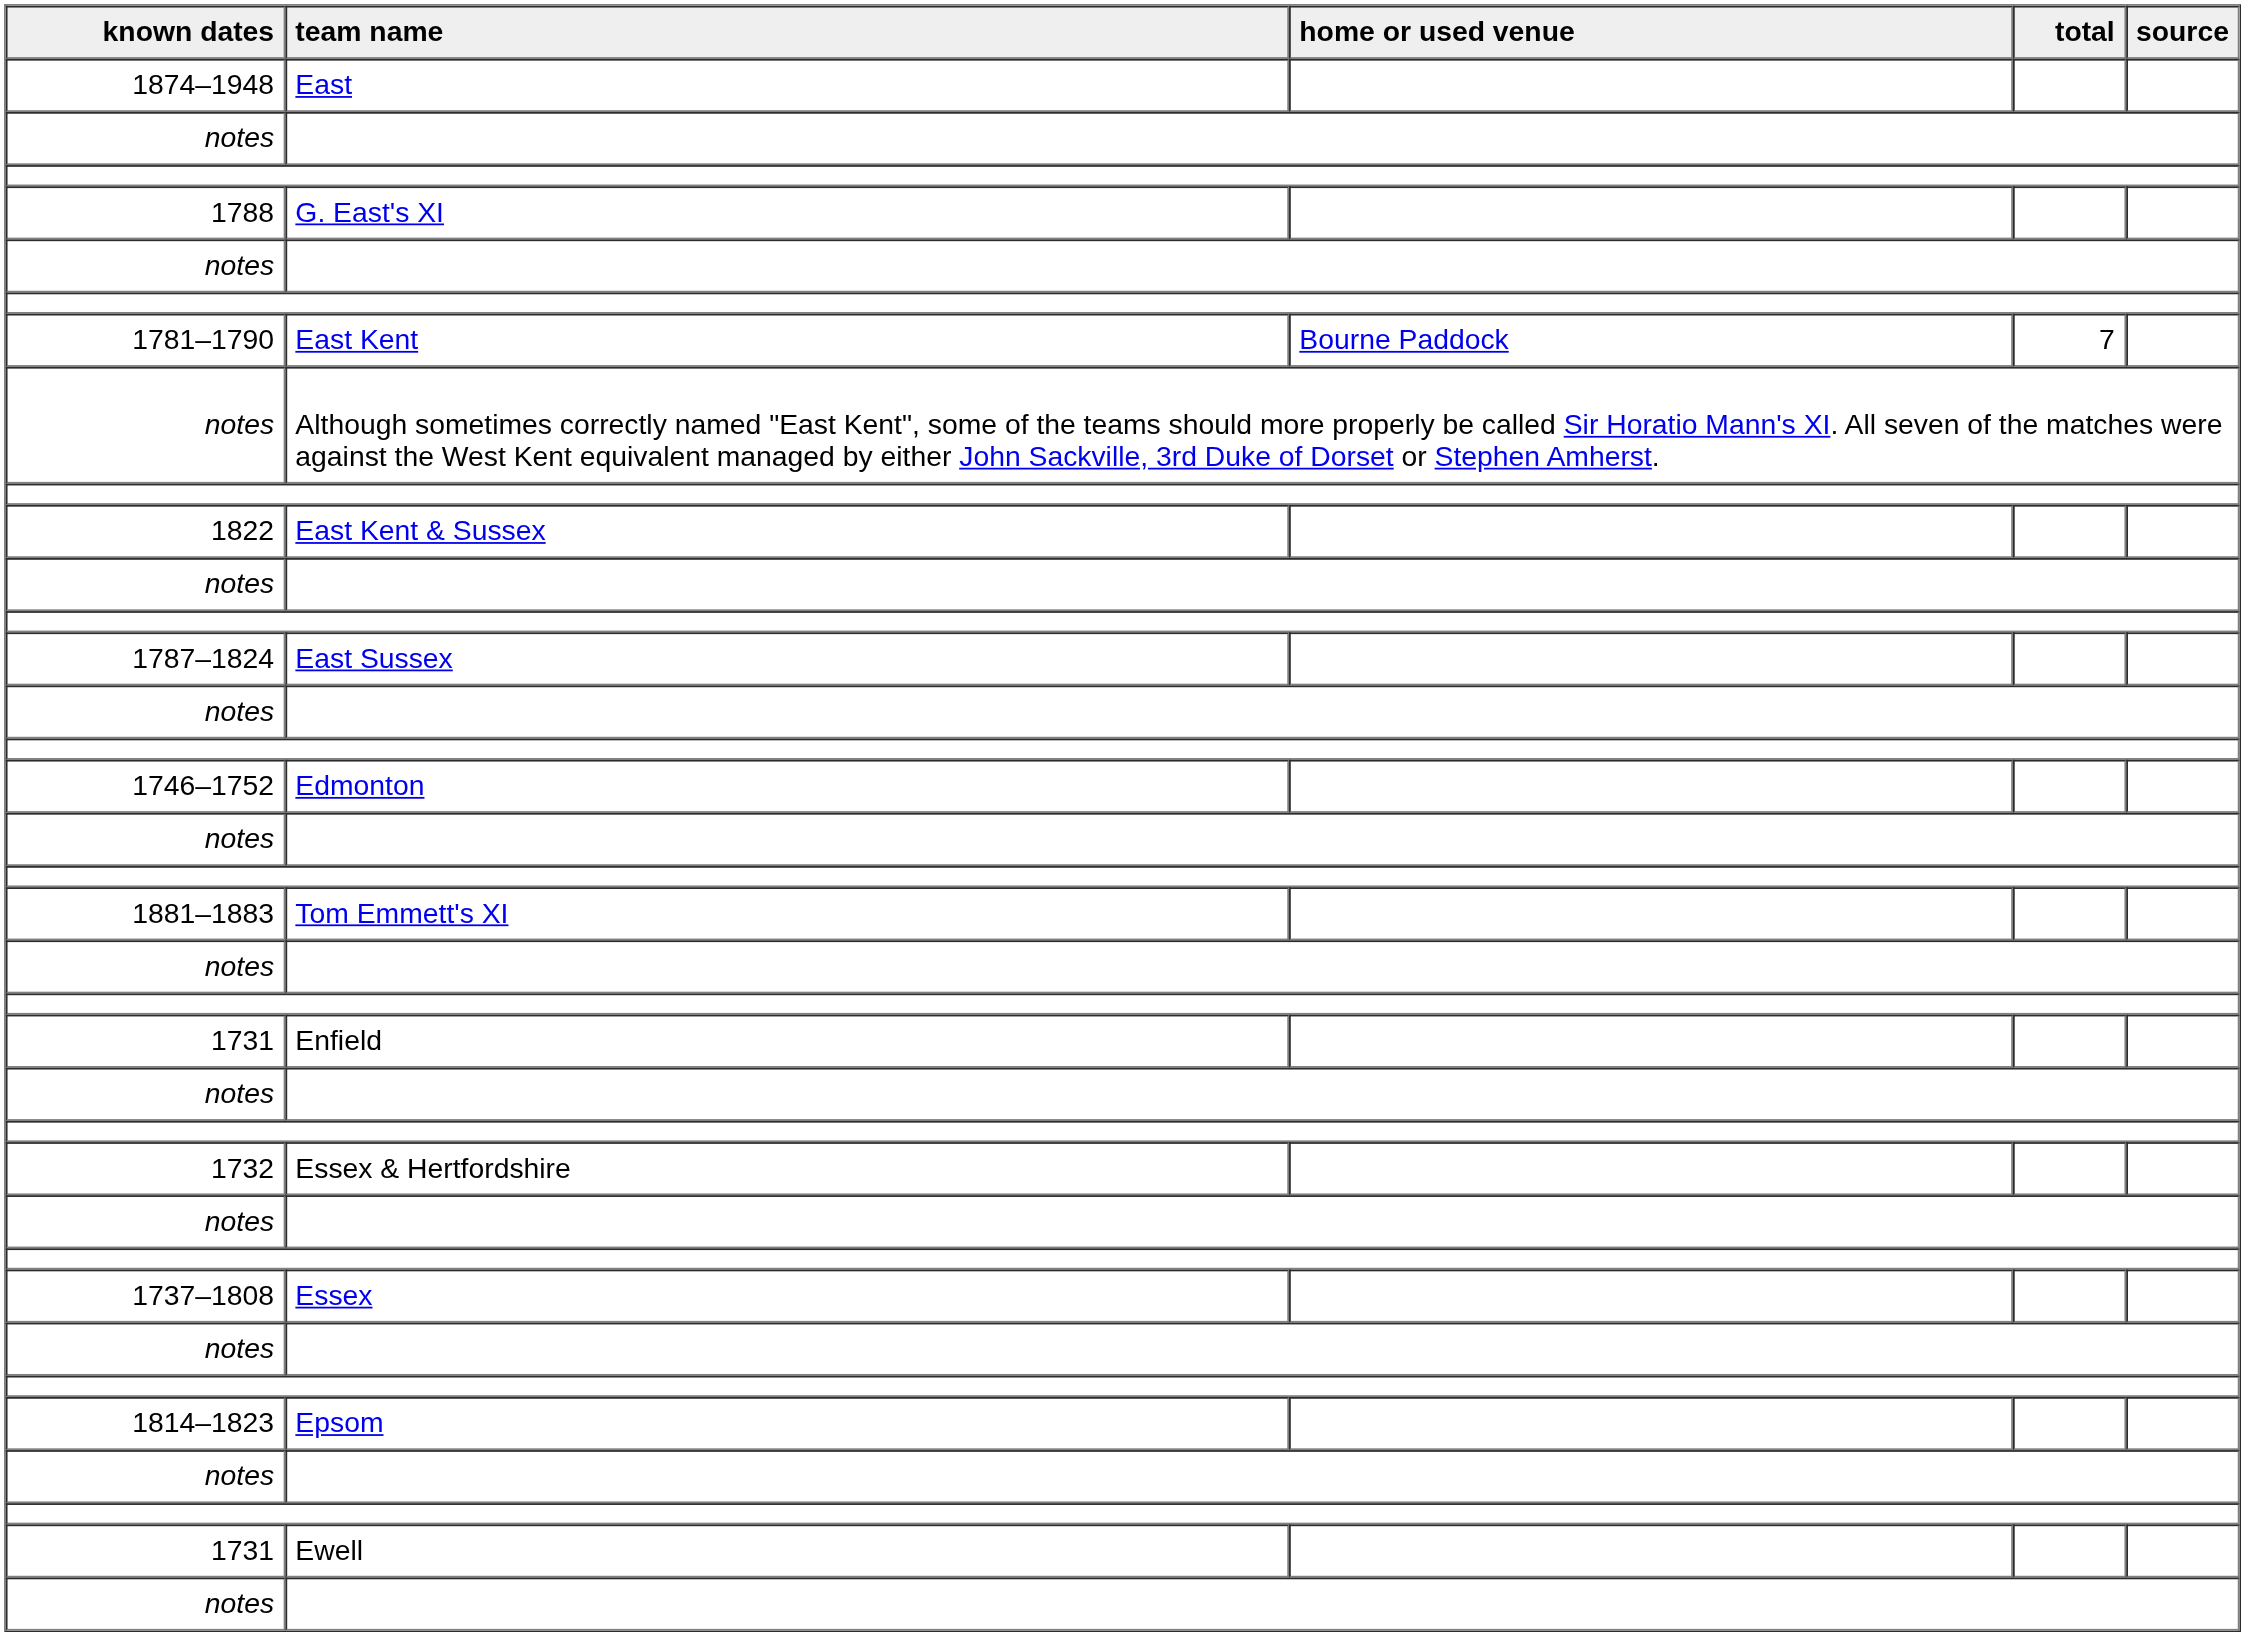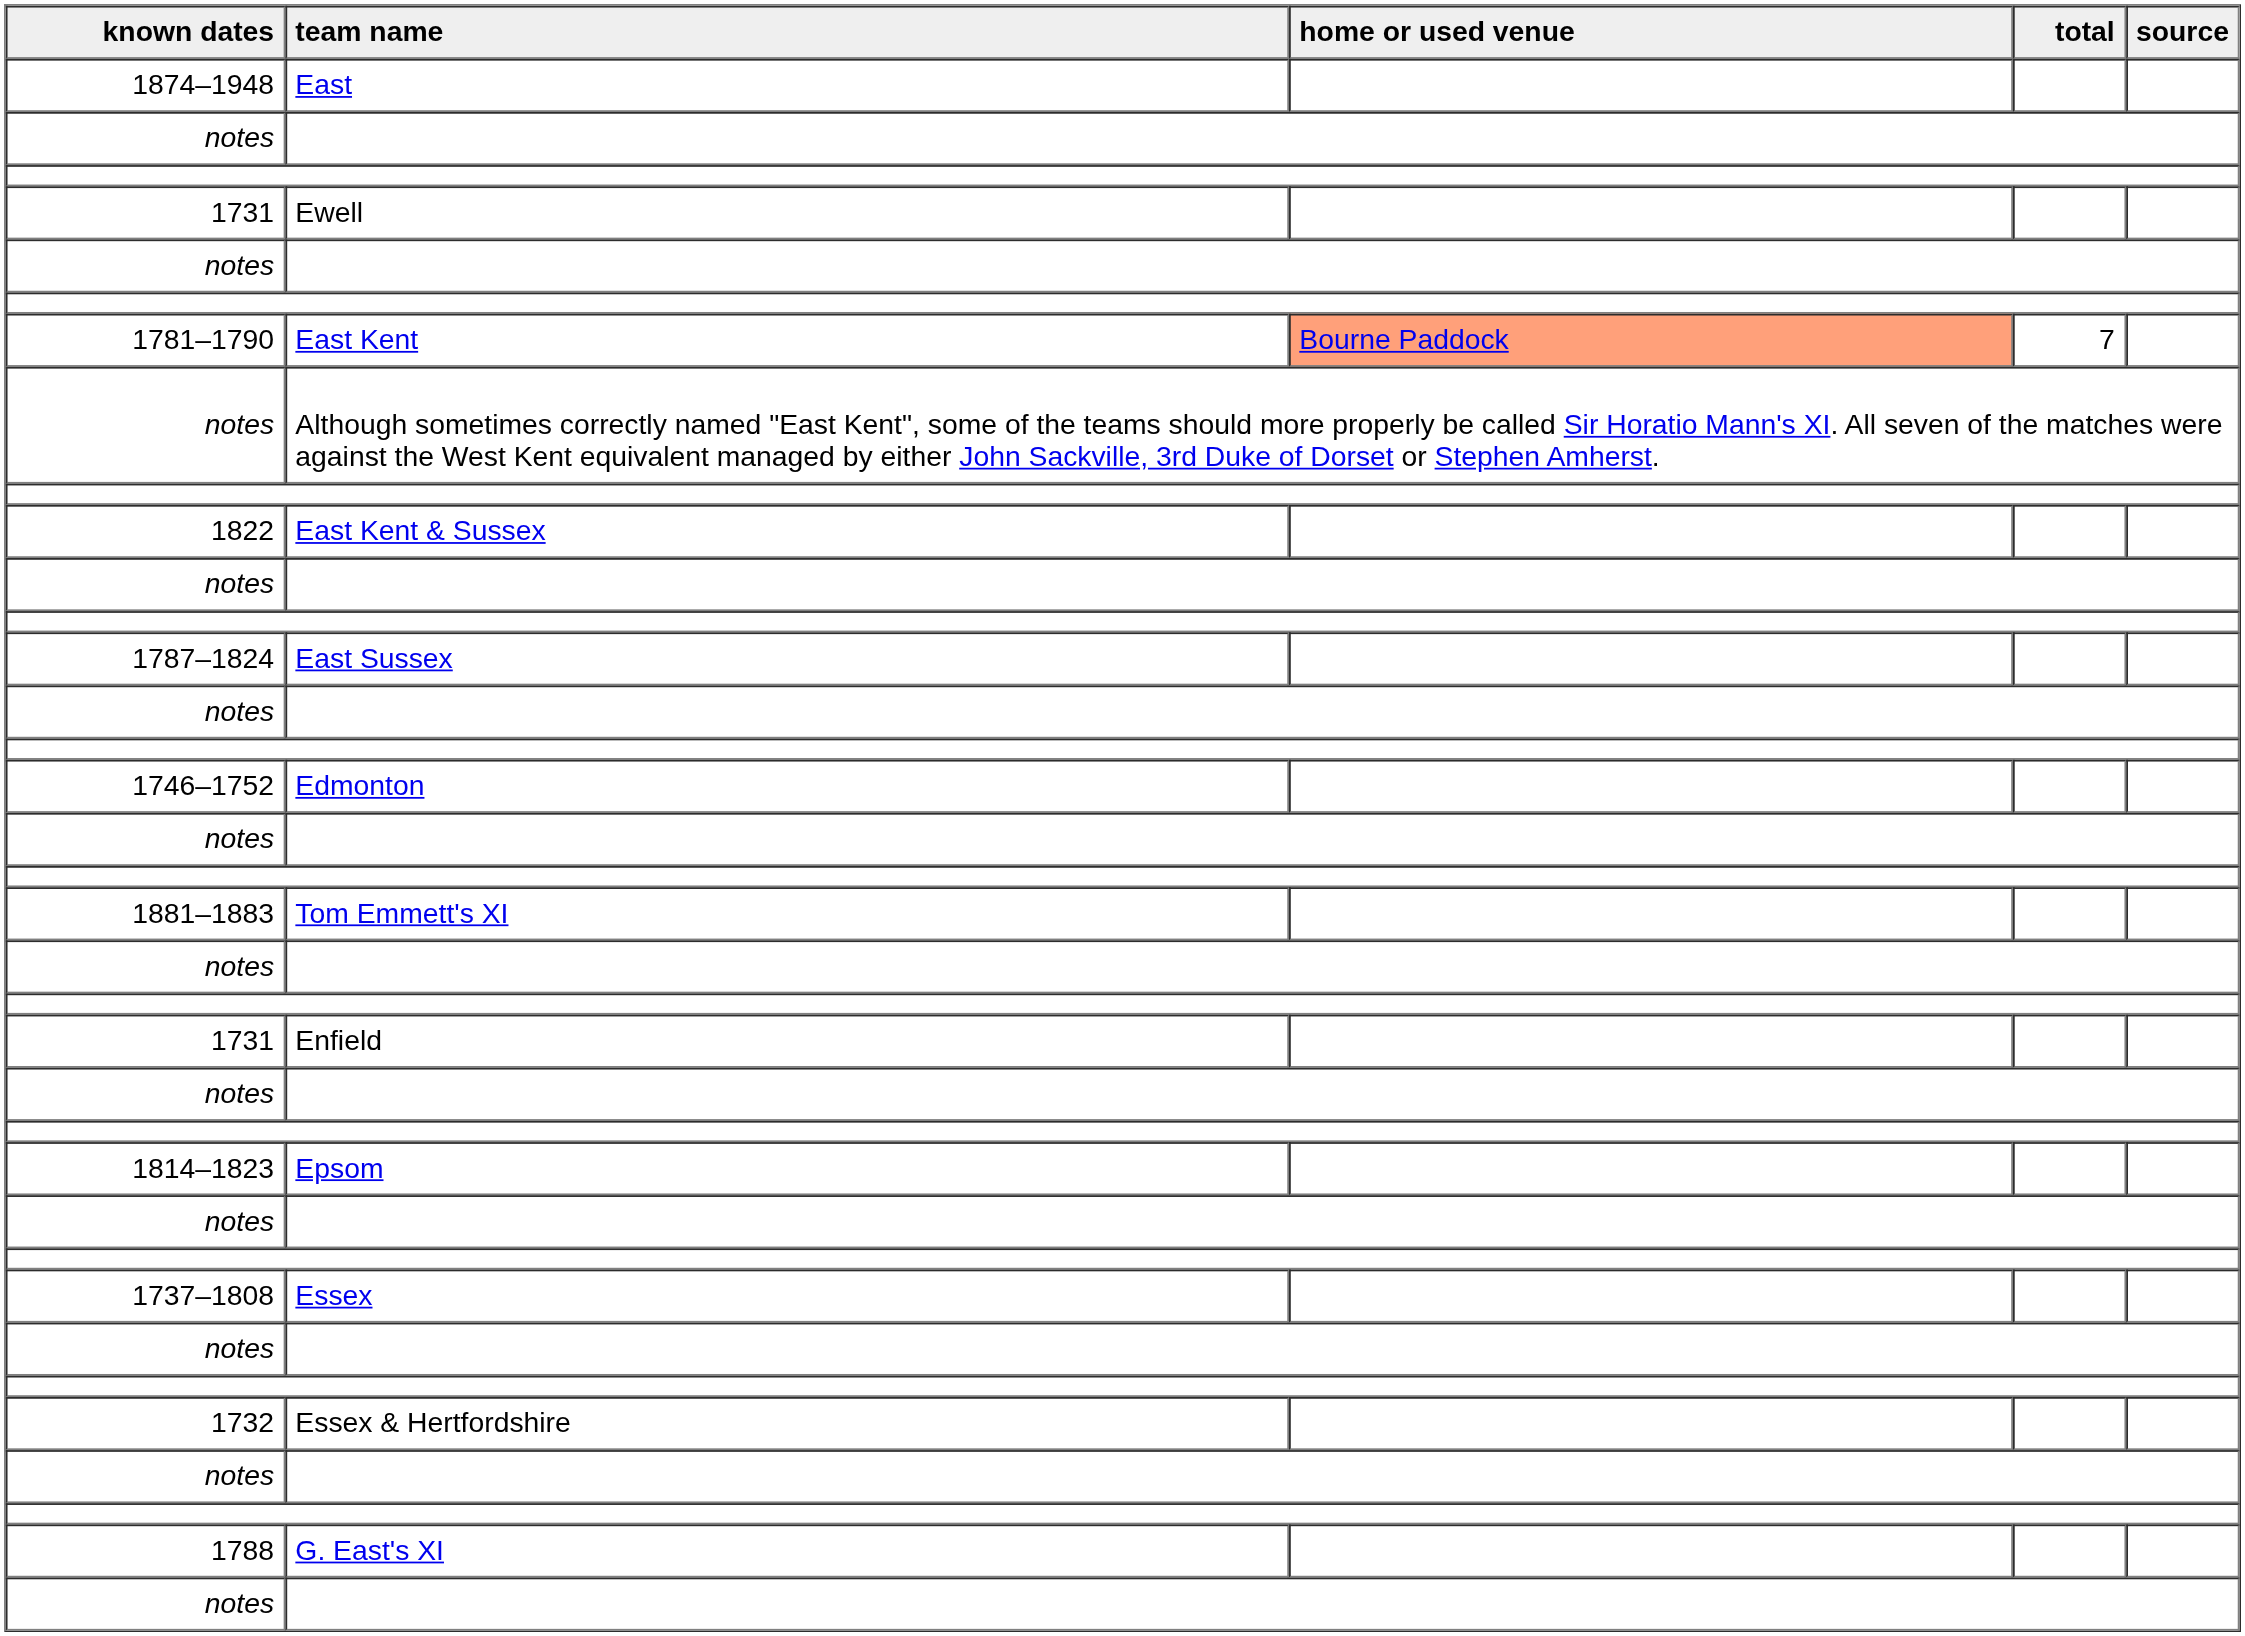rows swapped: (243, 212) <-> (243, 1550)
(1404, 339) no background -> (1404, 339) lightsalmon background
rows swapped: (203, 1423) <-> (243, 1168)
